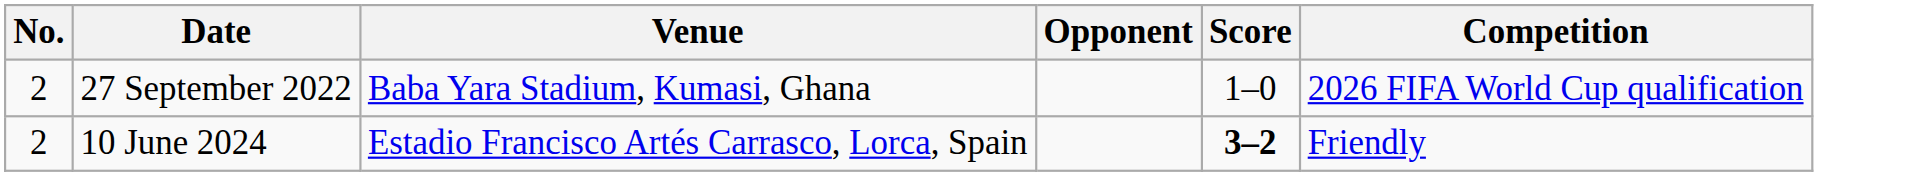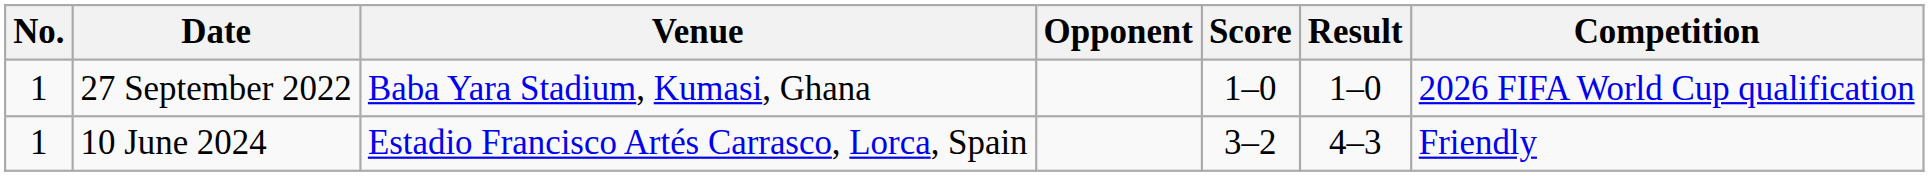+ column: (1355, 32)
(39, 87) 2 -> (39, 87) 1
(39, 142) 2 -> (39, 142) 1
(1250, 142) bold -> (1250, 142) normal
